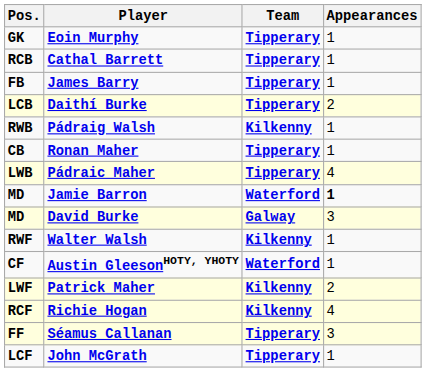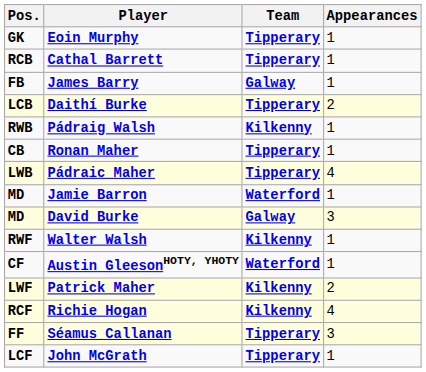(283, 83) Tipperary -> (270, 83) Galway
(331, 195) bold -> (331, 195) normal
